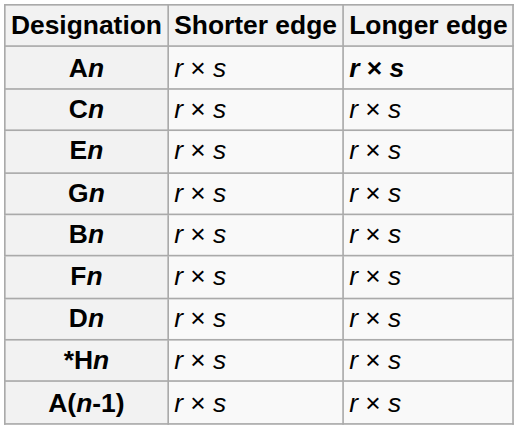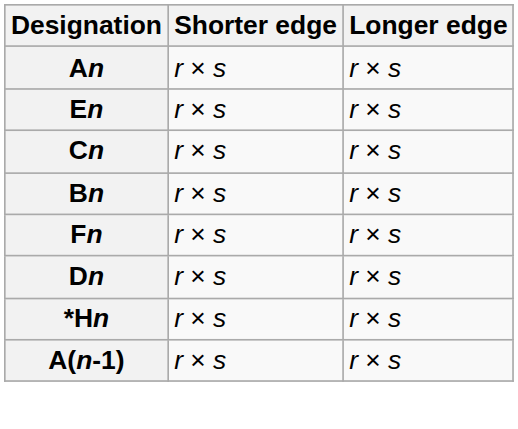(377, 67) bold -> (375, 67) normal
rows swapped: (86, 151) <-> (86, 109)
- row: (86, 192)
